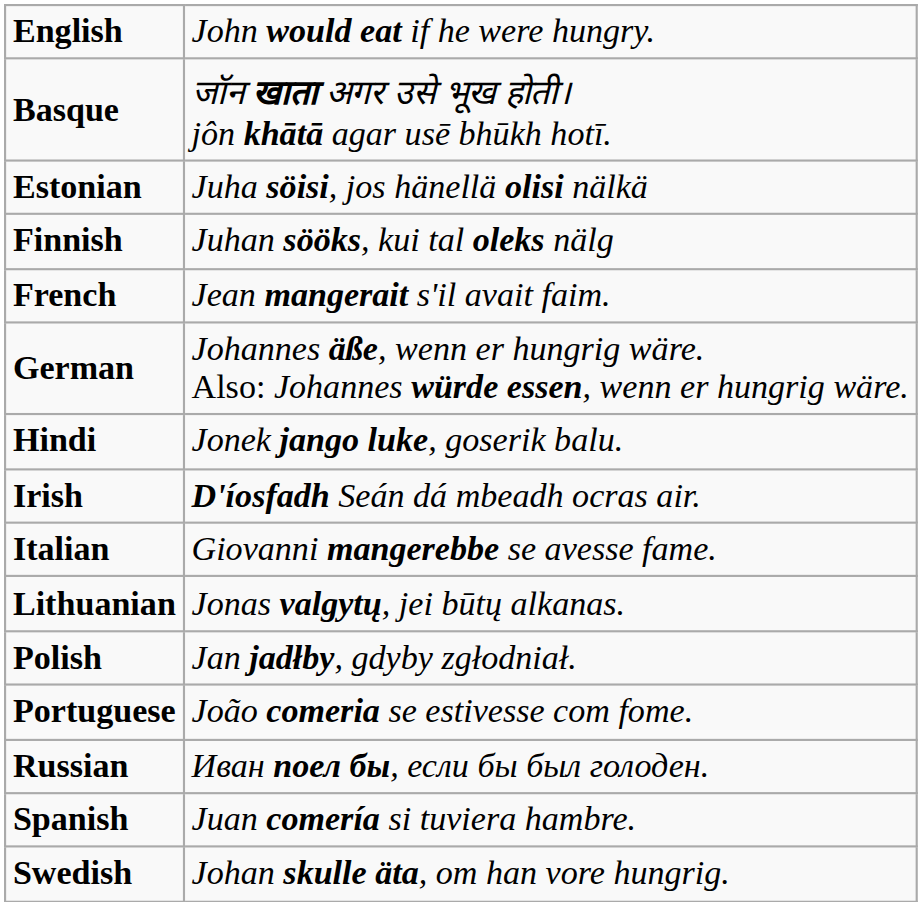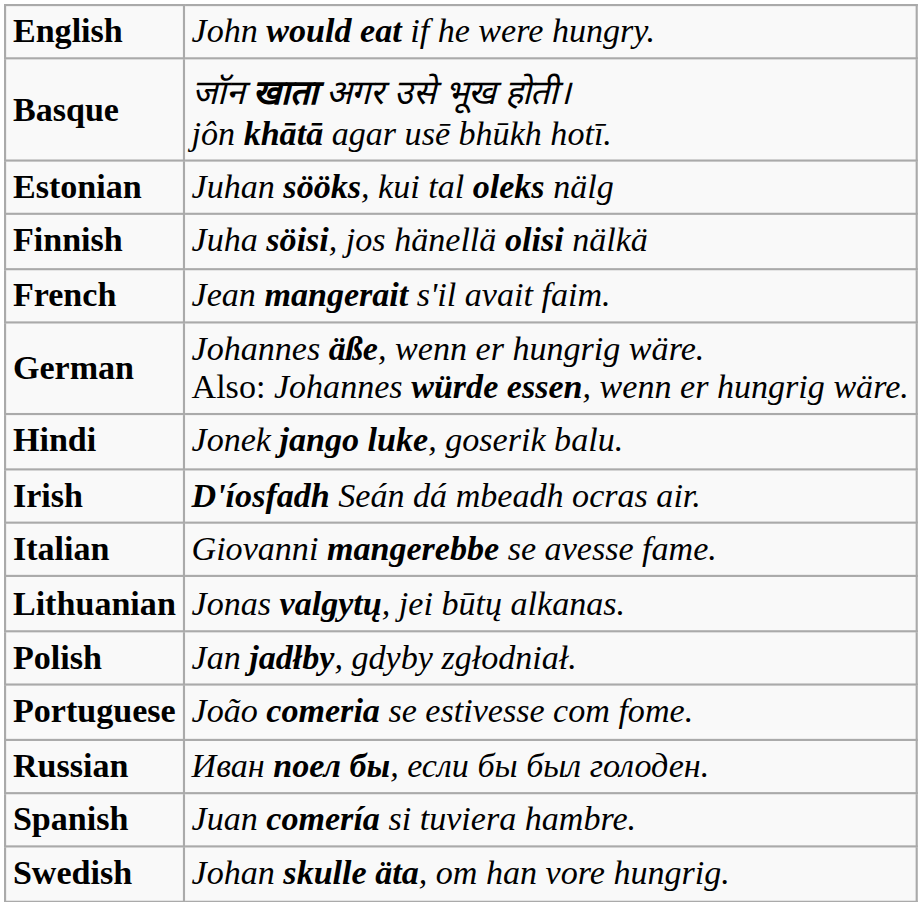(420, 186) Juha söisi, jos hänellä olisi nälkä -> (403, 186) Juhan sööks, kui tal oleks nälg
(403, 240) Juhan sööks, kui tal oleks nälg -> (420, 240) Juha söisi, jos hänellä olisi nälkä
